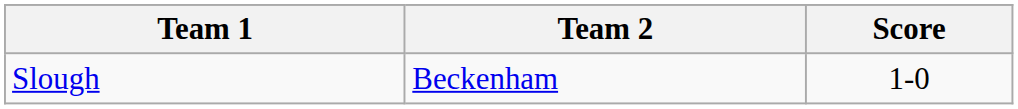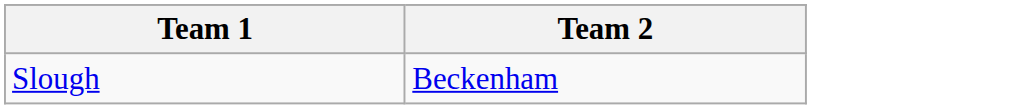- column: (909, 28)
